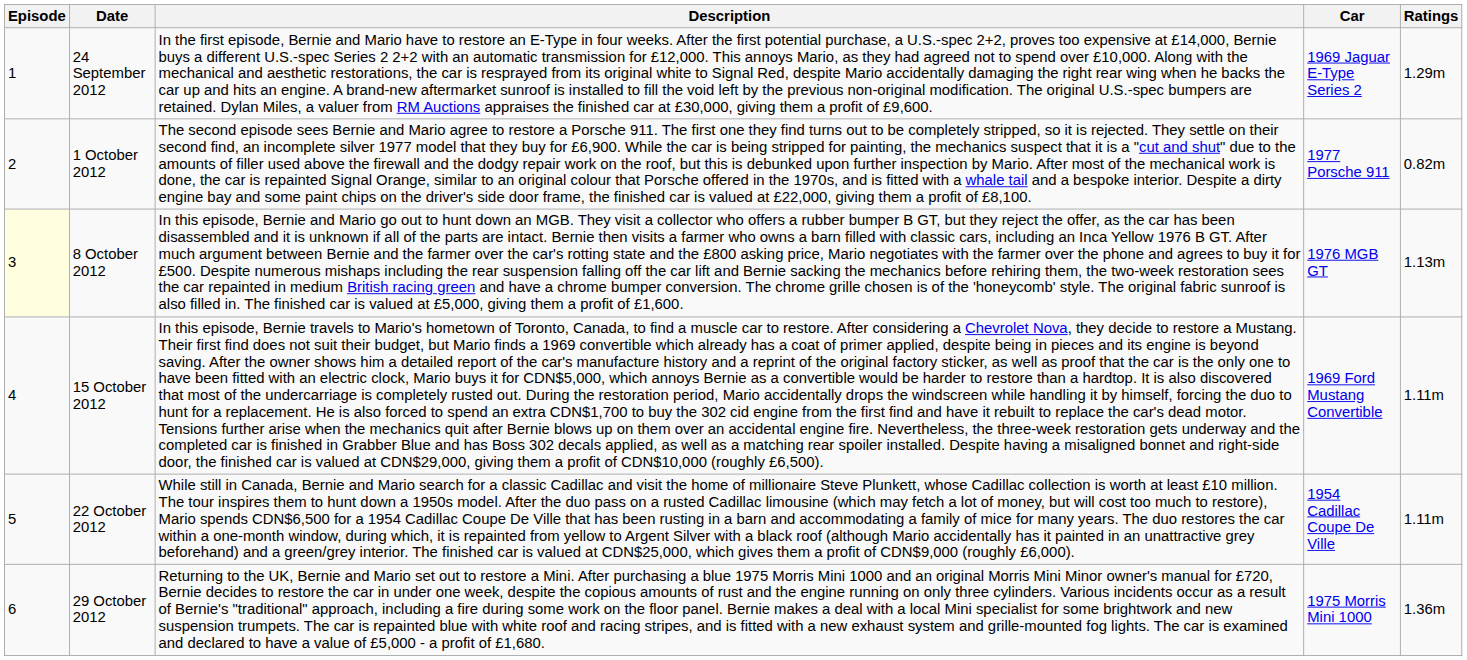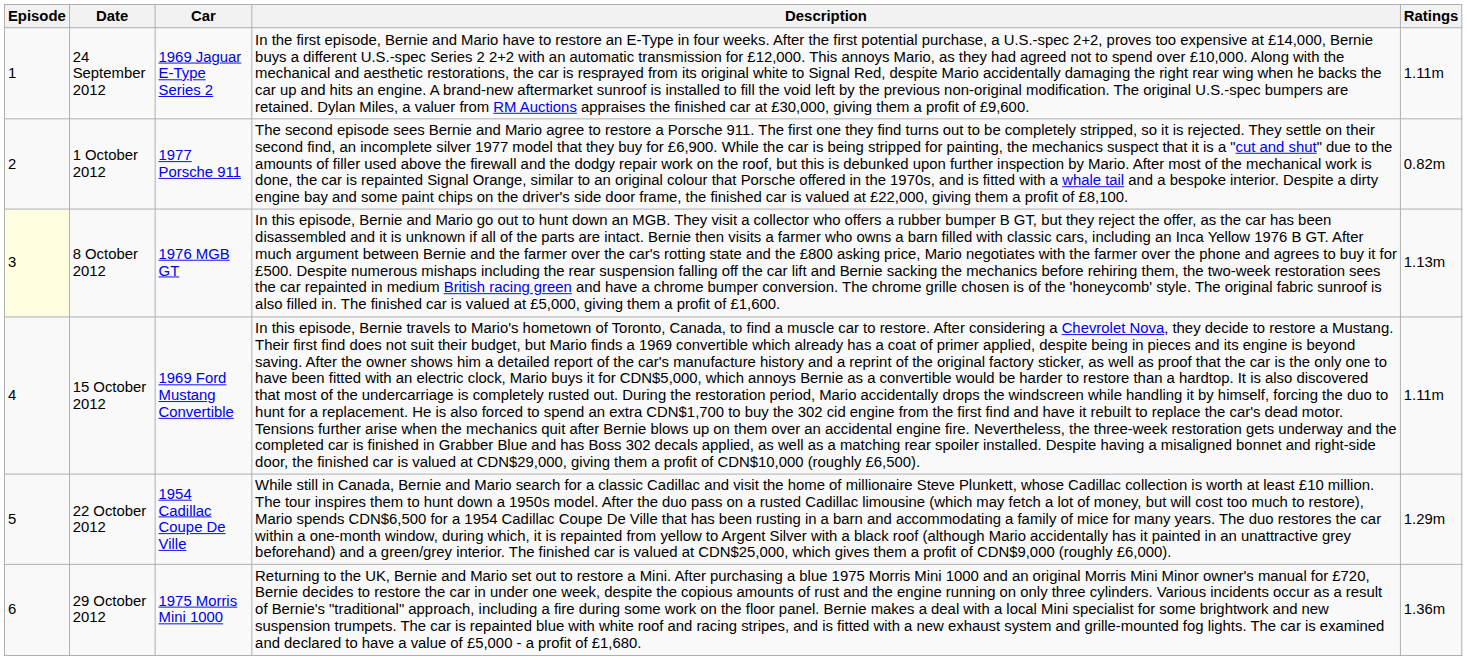columns swapped: (1352, 16) <-> (729, 16)
(1424, 73) 1.29m -> (1424, 73) 1.11m
(1424, 519) 1.11m -> (1424, 519) 1.29m
